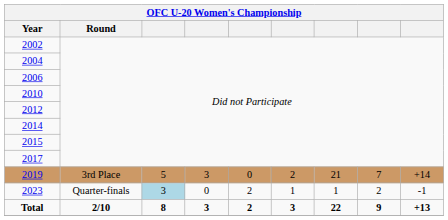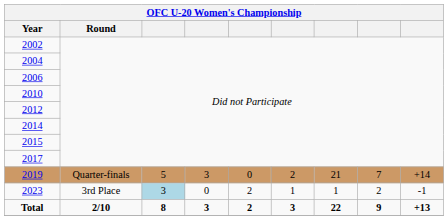(101, 175) 3rd Place -> (101, 175) Quarter-finals
(101, 191) Quarter-finals -> (101, 191) 3rd Place
